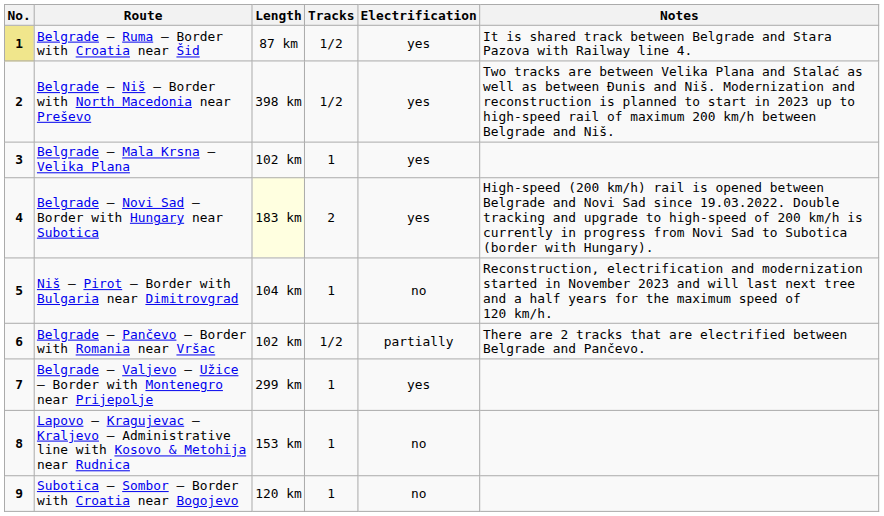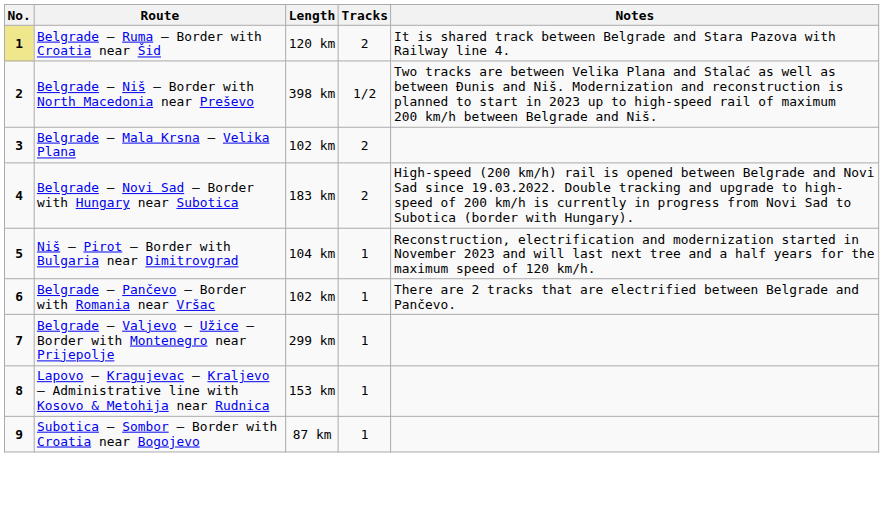- column: (419, 15)
(279, 43) 87 km -> (312, 43) 120 km
(331, 43) 1/2 -> (365, 43) 2
(331, 160) 1 -> (365, 145) 2
(279, 218) lightyellow background -> (312, 195) no background
(331, 341) 1/2 -> (365, 297) 1
(279, 493) 120 km -> (312, 434) 87 km
